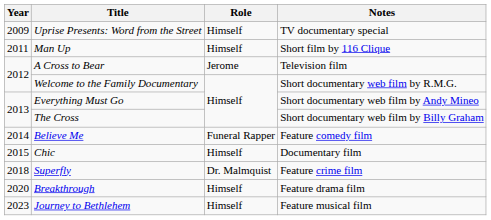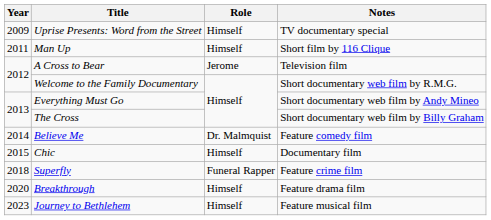(241, 135) Funeral Rapper -> (239, 135) Dr. Malmquist
(239, 170) Dr. Malmquist -> (241, 170) Funeral Rapper
